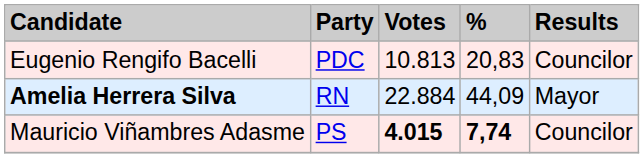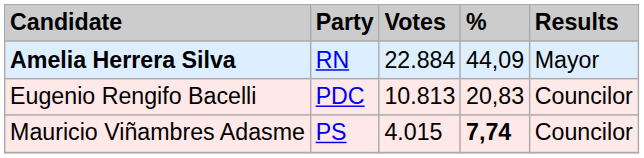rows swapped: (123, 96) <-> (133, 59)
(413, 133) bold -> (413, 133) normal
